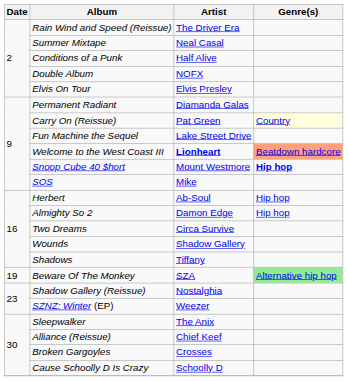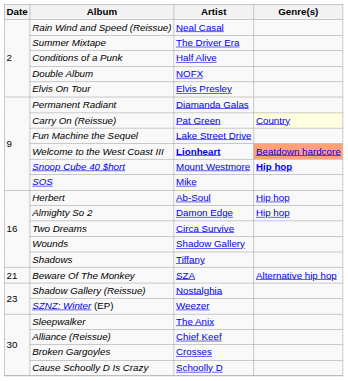(208, 27) The Driver Era -> (200, 27) Neal Casal
(200, 43) Neal Casal -> (208, 43) The Driver Era
(12, 275) 19 -> (12, 275) 21
(296, 275) lightgreen background -> (296, 275) no background
